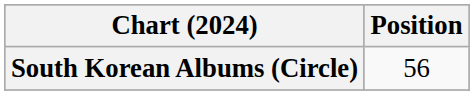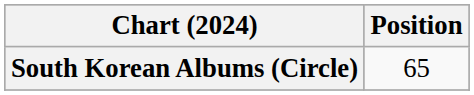(416, 68) 56 -> (416, 68) 65
